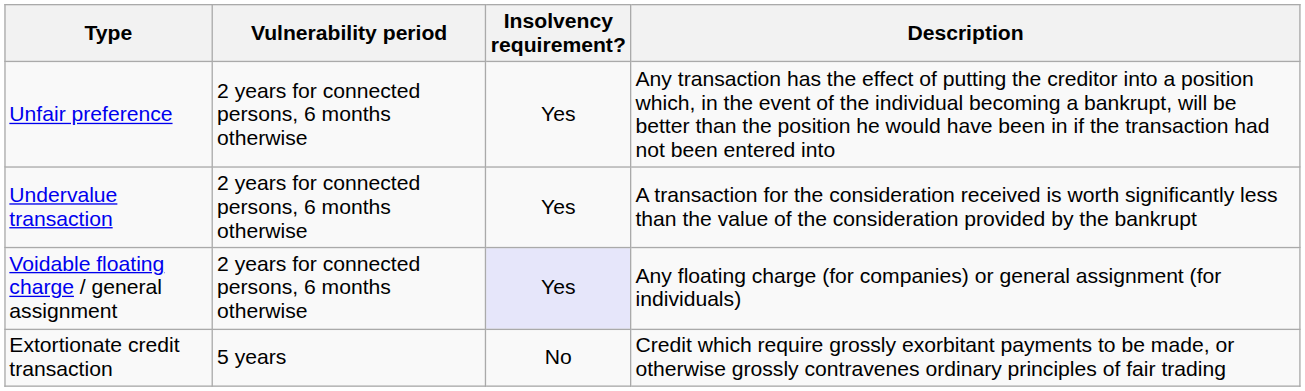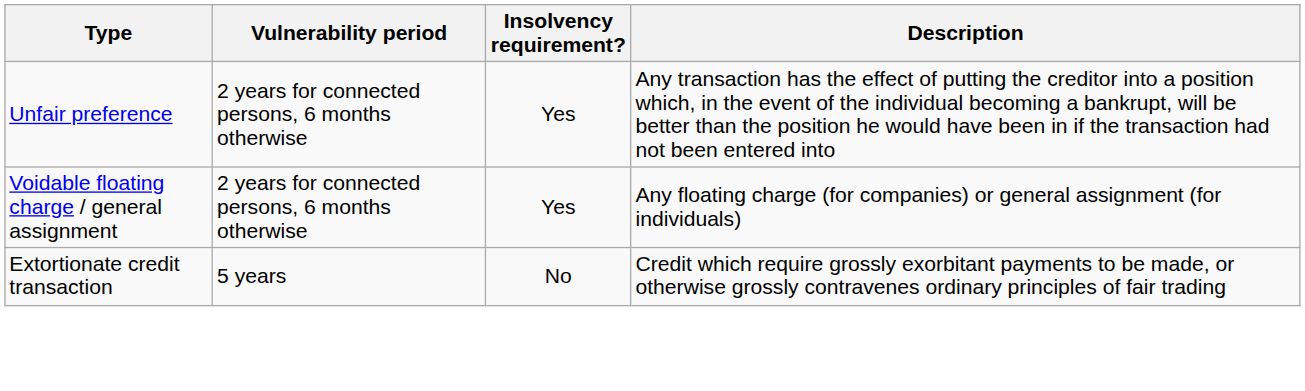- row: (63, 207)
(558, 288) lavender background -> (558, 207) no background
